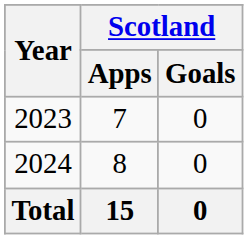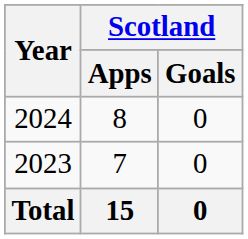rows swapped: (43, 118) <-> (43, 164)
